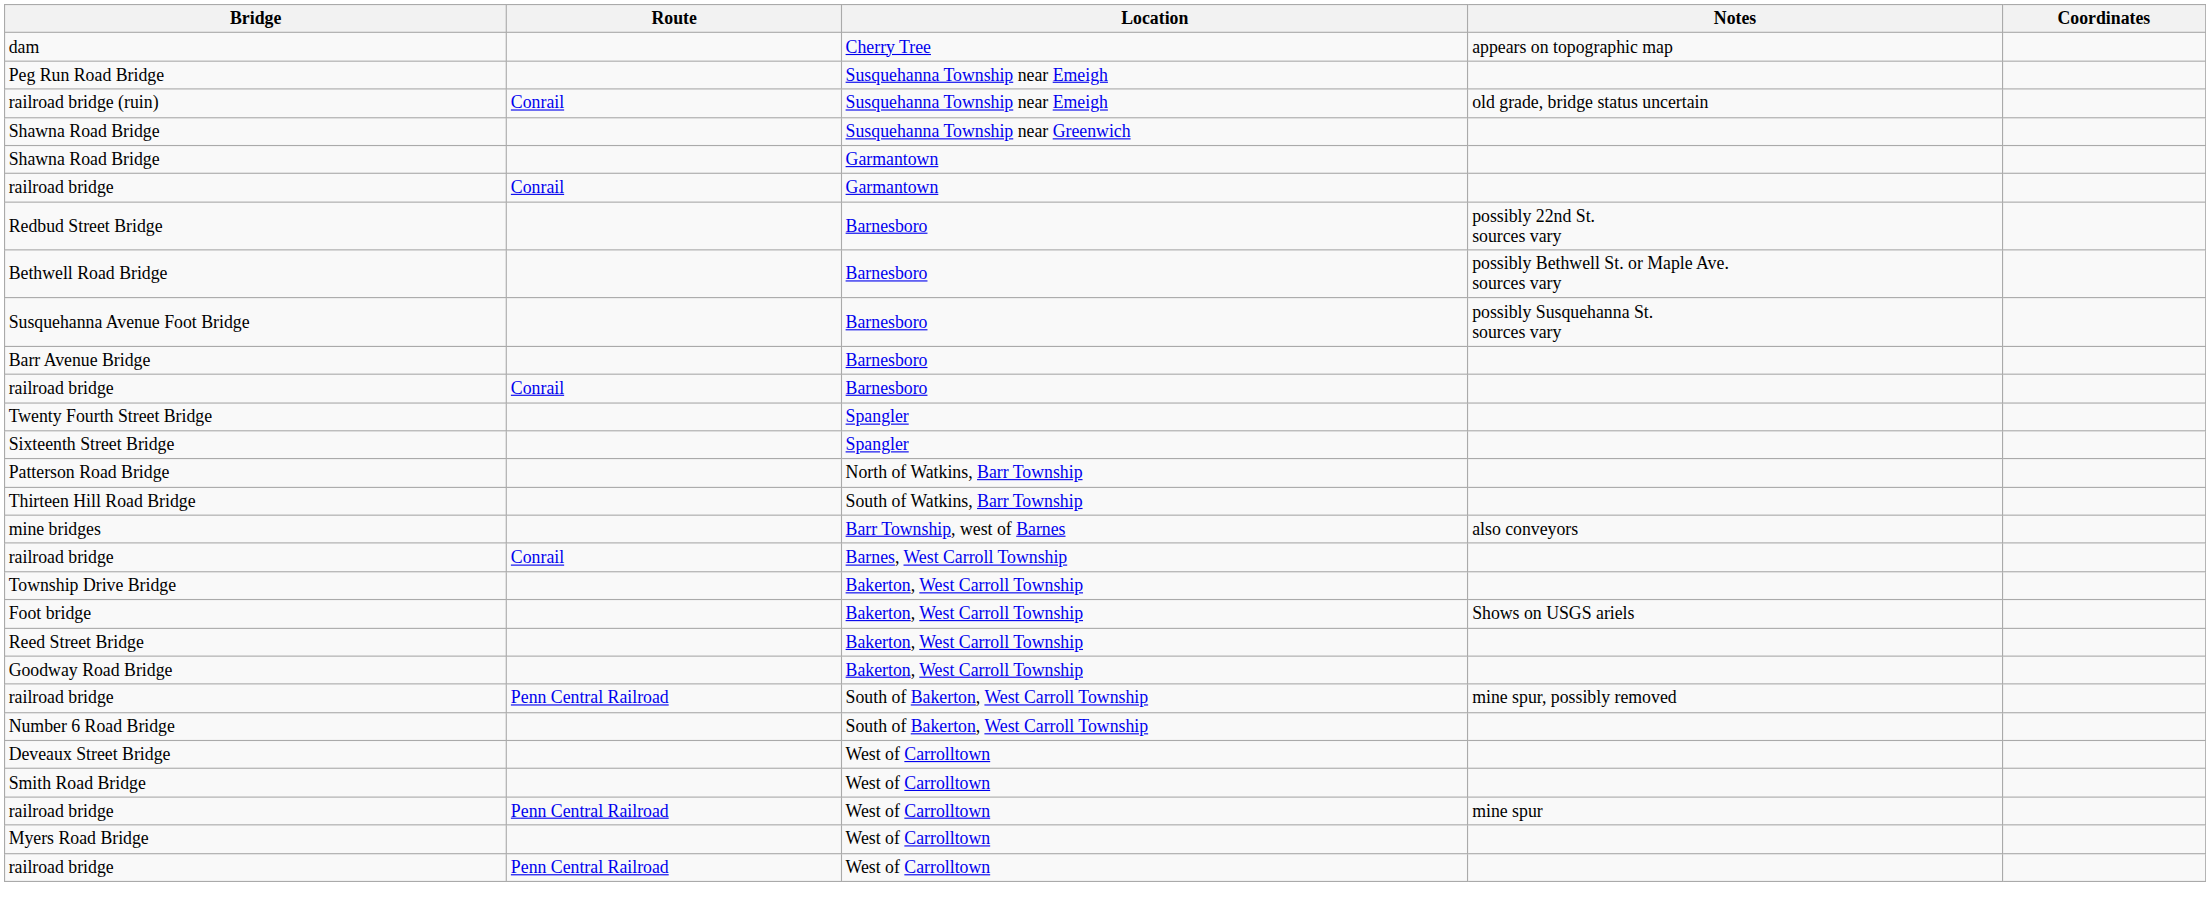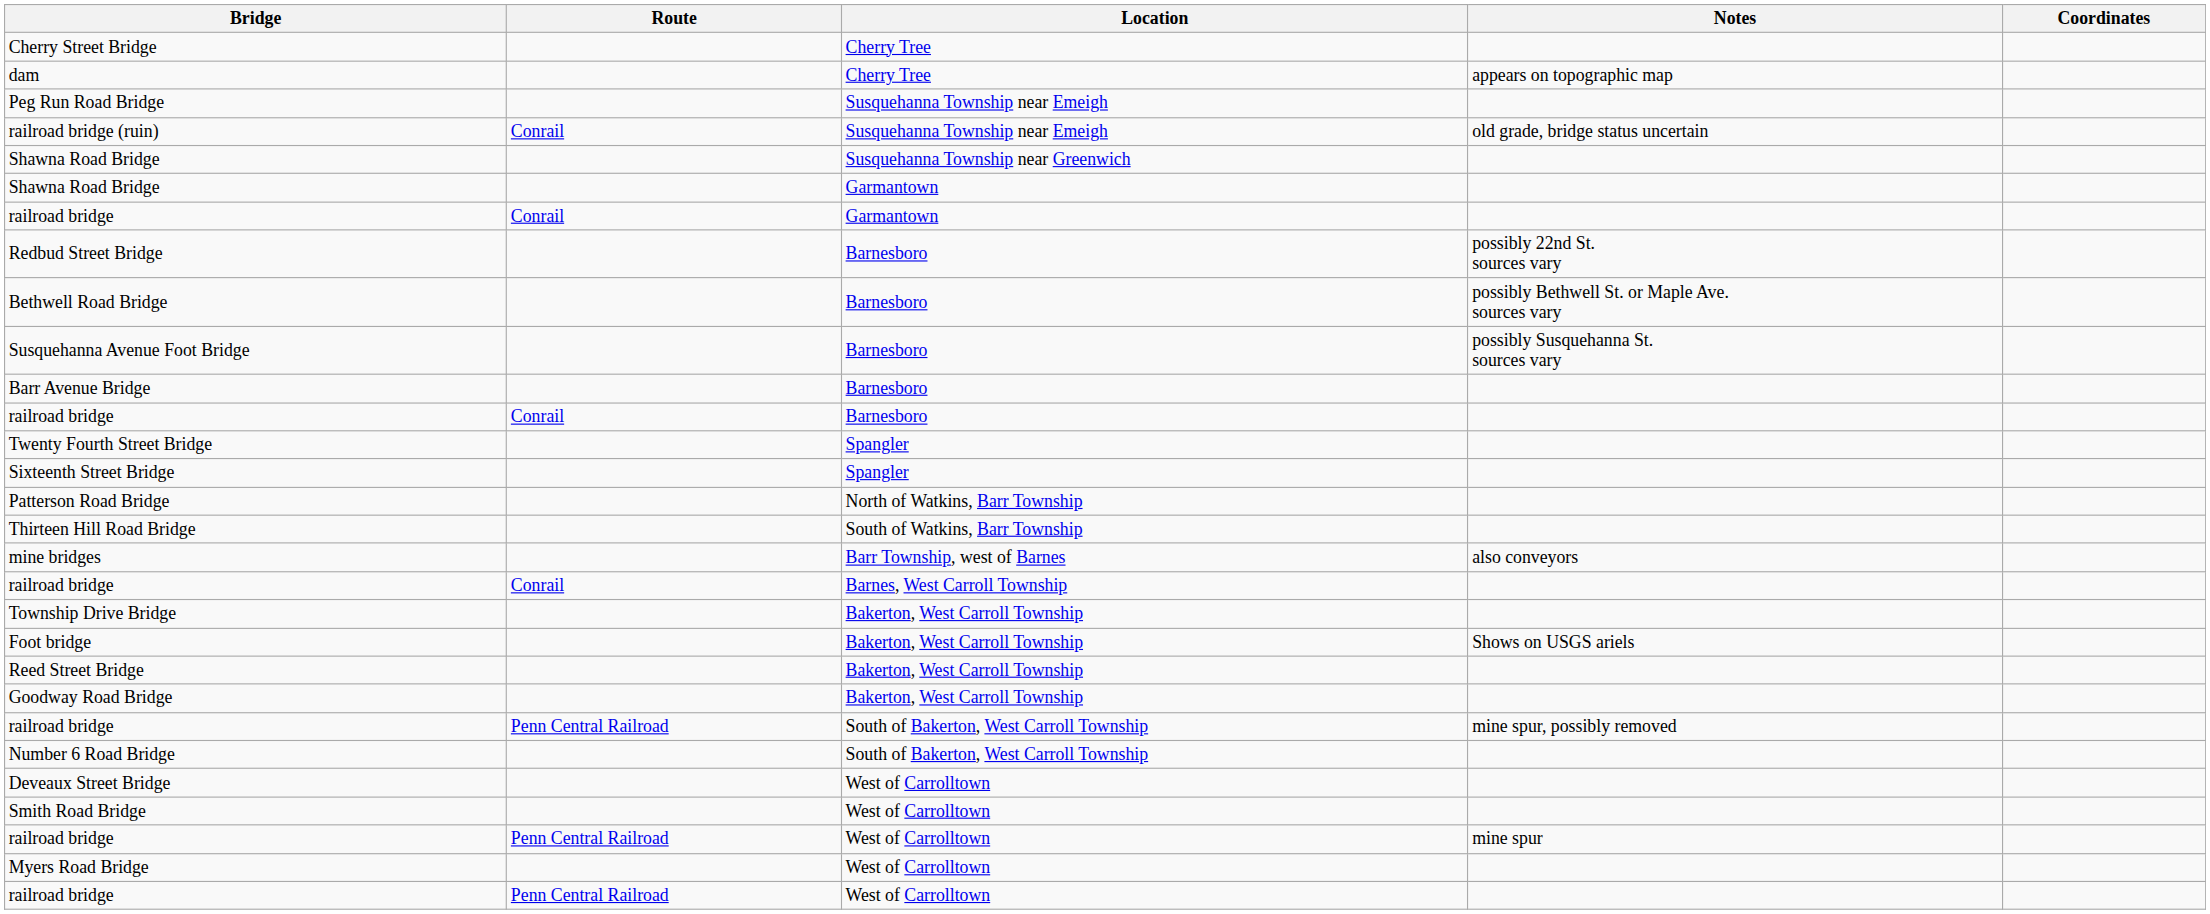+ row: (83, 46)
